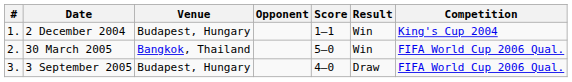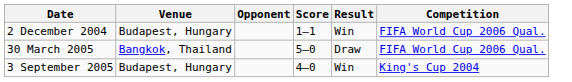- column: (14, 13)
(448, 31) King's Cup 2004 -> (463, 31) FIFA World Cup 2006 Qual.
(363, 49) Win -> (347, 49) Draw
(366, 67) Draw -> (344, 67) Win
(481, 67) FIFA World Cup 2006 Qual. -> (429, 67) King's Cup 2004
